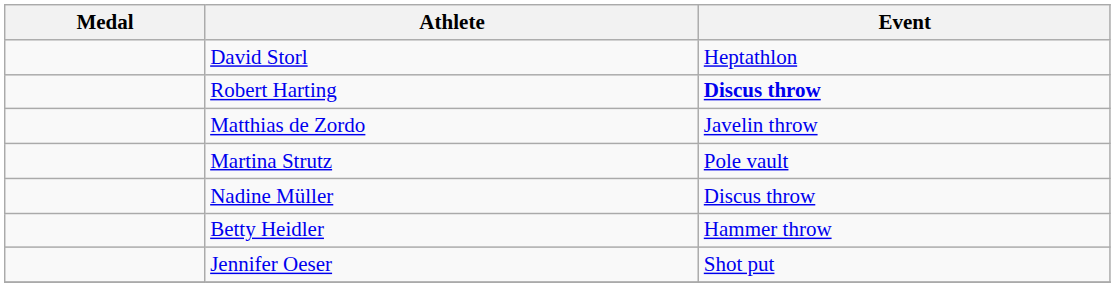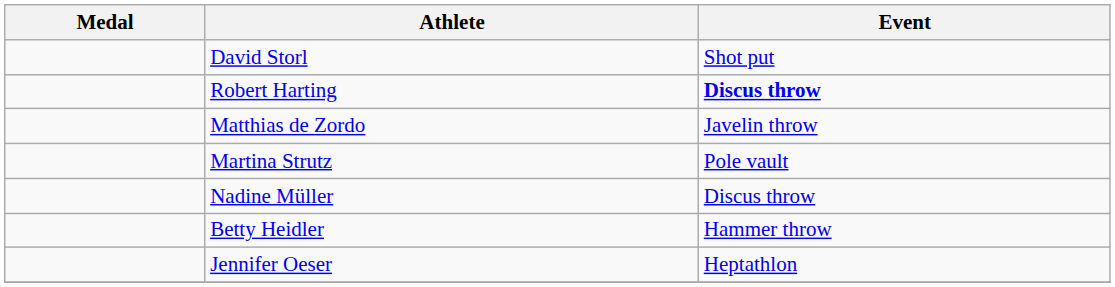(750, 56) Heptathlon -> (739, 56) Shot put
(739, 264) Shot put -> (750, 264) Heptathlon
